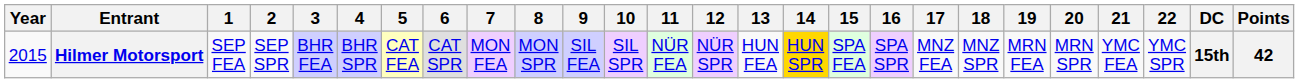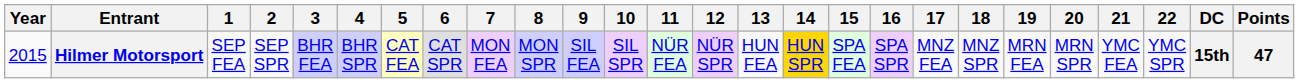(1264, 54) 42 -> (1264, 54) 47
